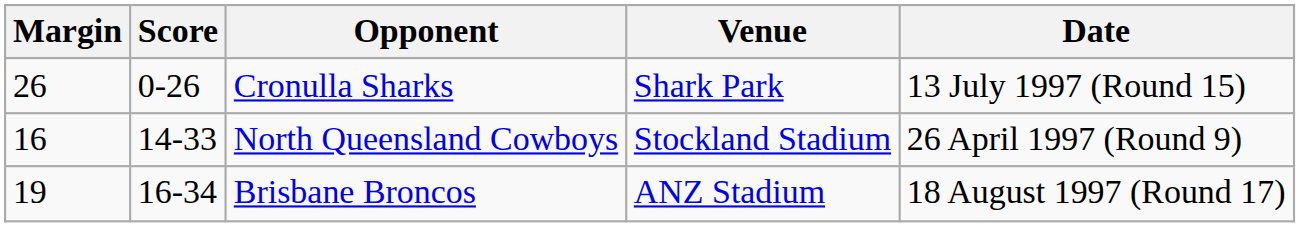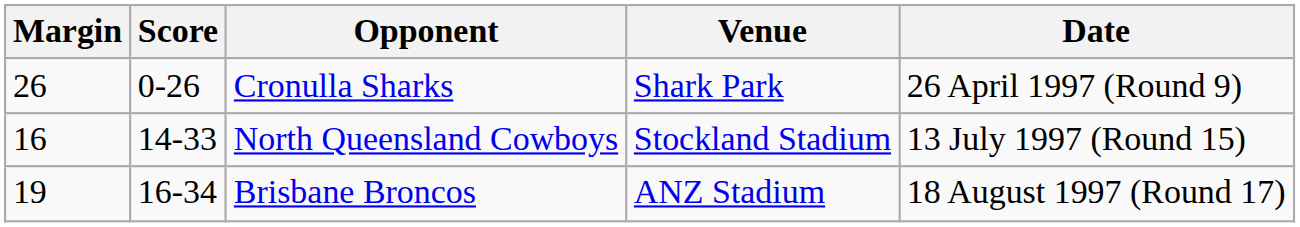(1076, 85) 13 July 1997 (Round 15) -> (1074, 85) 26 April 1997 (Round 9)
(1074, 138) 26 April 1997 (Round 9) -> (1076, 138) 13 July 1997 (Round 15)
